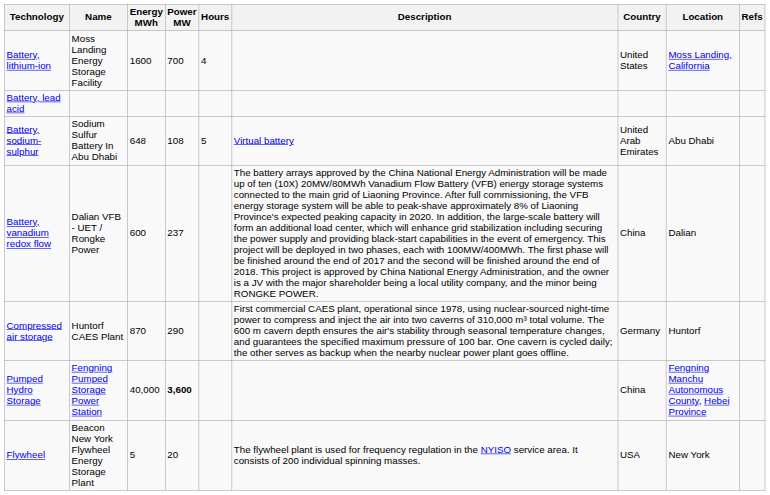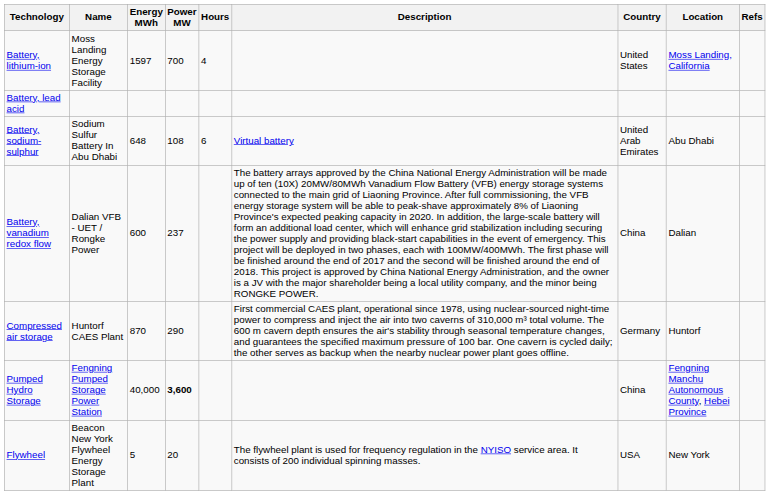(141, 60) 1600 -> (141, 60) 1597
(204, 141) 5 -> (204, 141) 6
